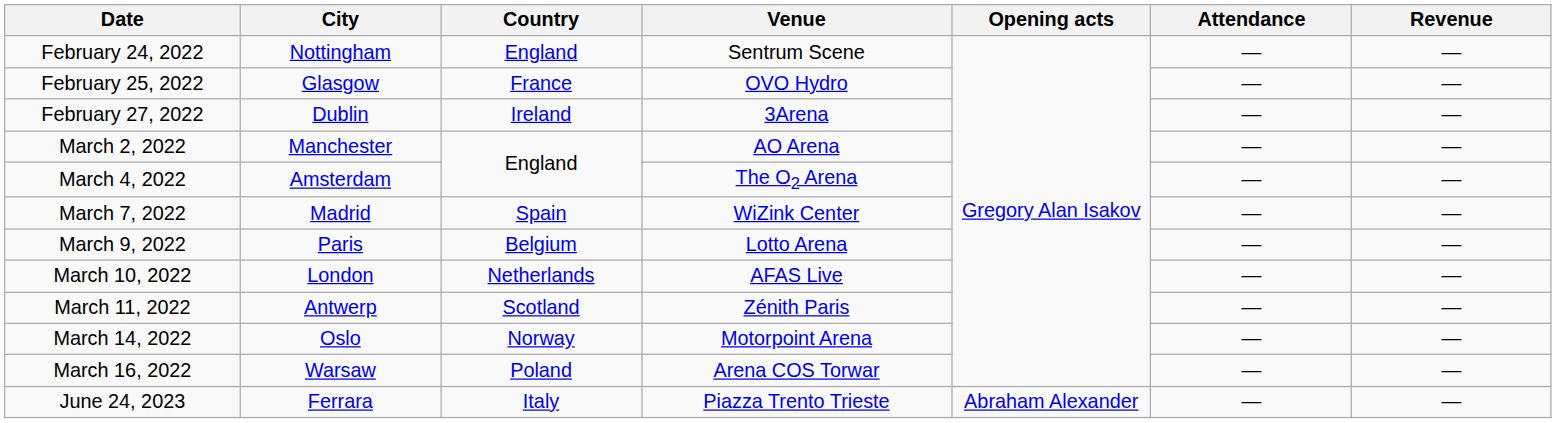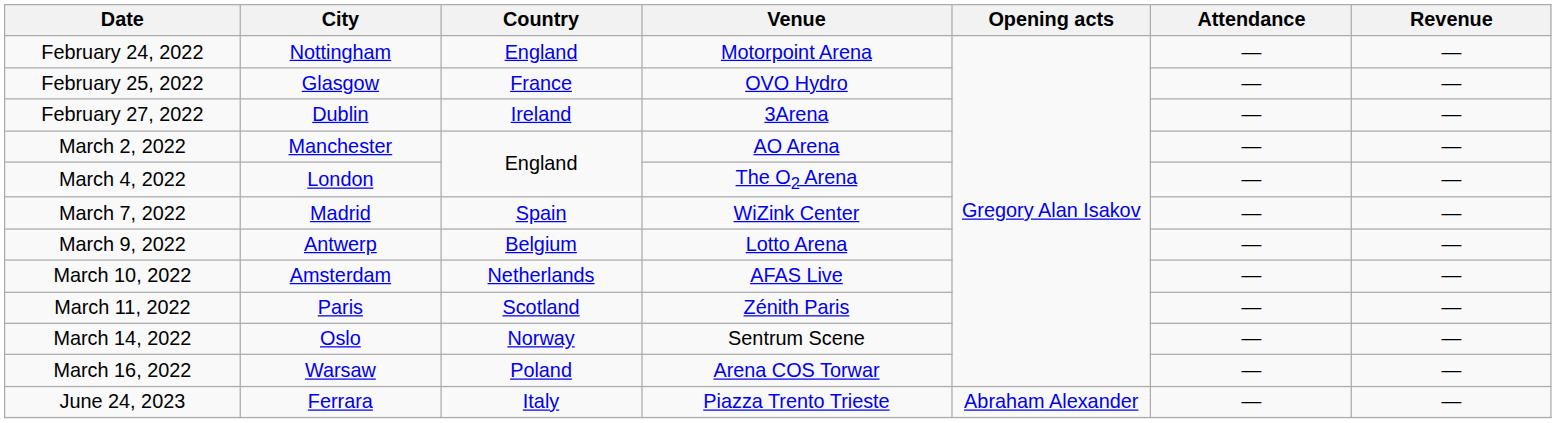(796, 51) Sentrum Scene -> (796, 51) Motorpoint Arena
(340, 179) Amsterdam -> (340, 179) London
(340, 244) Paris -> (340, 244) Antwerp
(340, 275) London -> (340, 275) Amsterdam
(340, 307) Antwerp -> (340, 307) Paris
(796, 338) Motorpoint Arena -> (796, 338) Sentrum Scene
